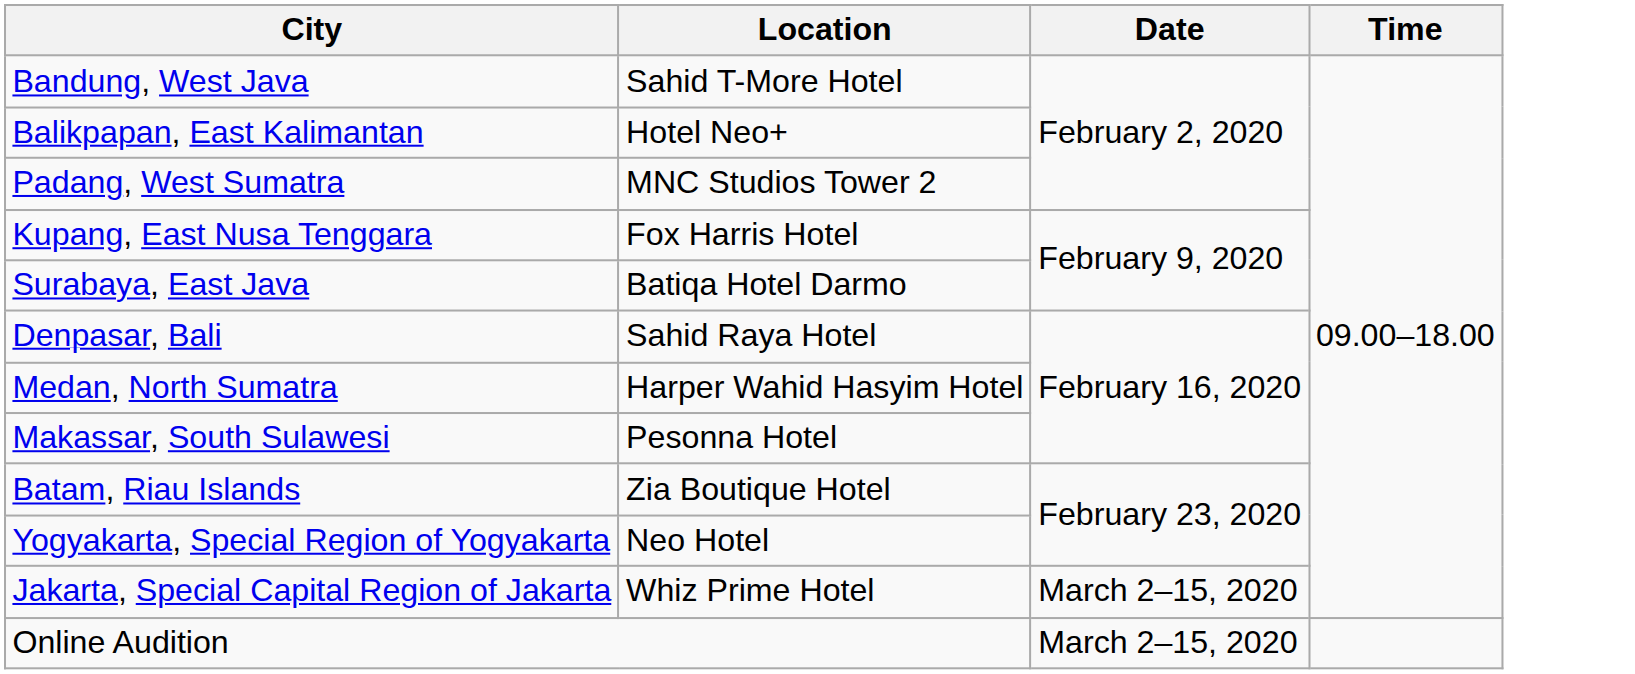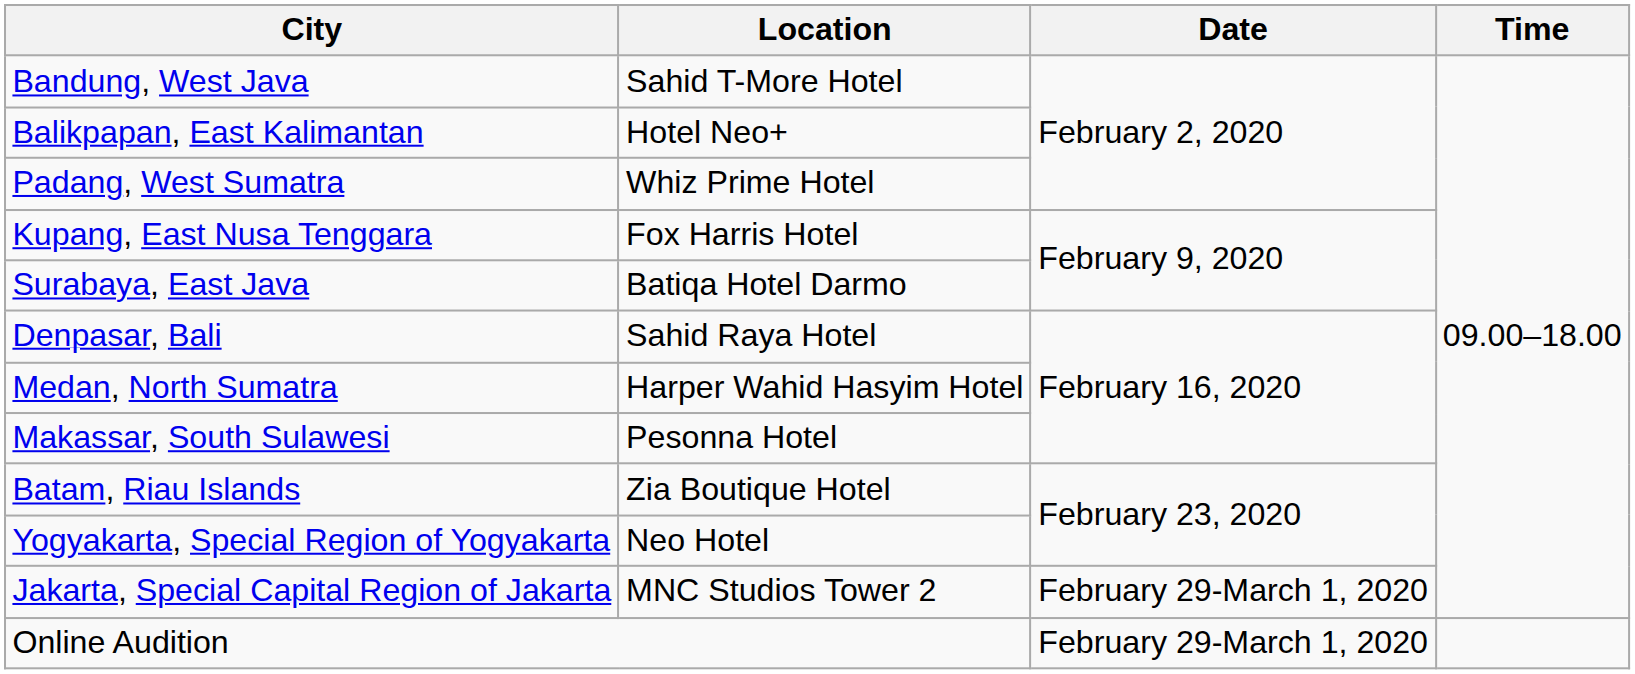(781, 183) MNC Studios Tower 2 -> (750, 183) Whiz Prime Hotel
(750, 591) Whiz Prime Hotel -> (781, 591) MNC Studios Tower 2
(1168, 591) March 2–15, 2020 -> (1233, 591) February 29-March 1, 2020
(1168, 642) March 2–15, 2020 -> (1233, 642) February 29-March 1, 2020
